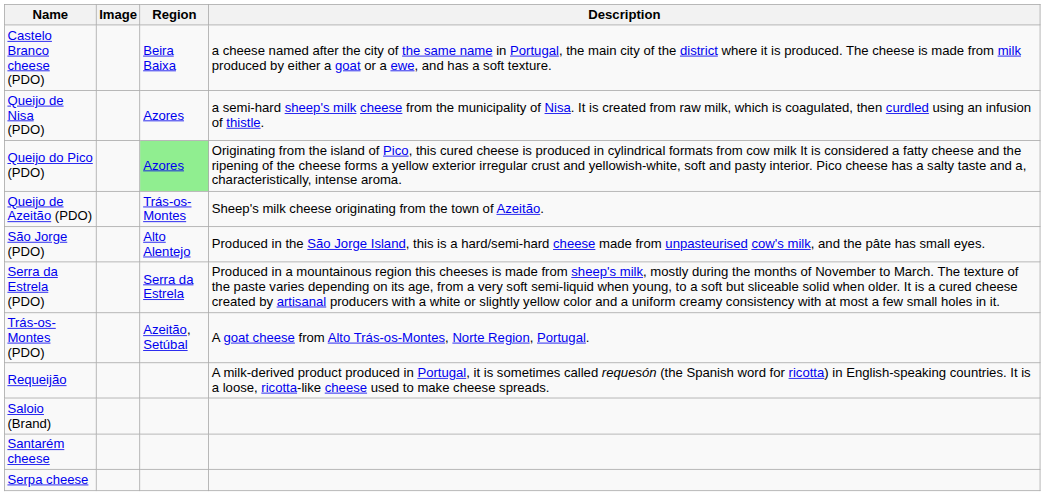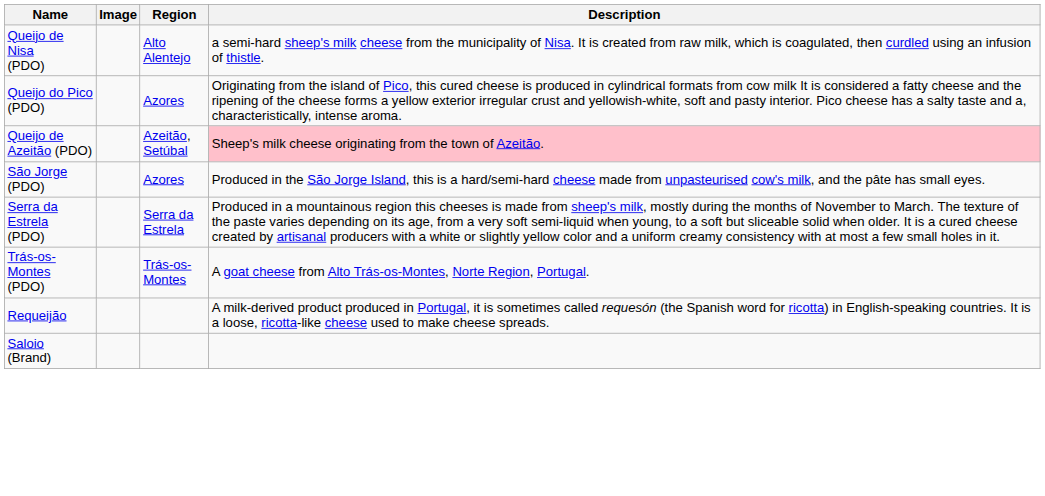- row: (30, 57)
(164, 115) Azores -> (167, 50) Alto Alentejo
(164, 165) lightgreen background -> (164, 100) no background
(167, 208) Trás-os-Montes -> (167, 143) Azeitão, Setúbal
(378, 208) no background -> (378, 143) pink background
(167, 244) Alto Alentejo -> (164, 179) Azores
(167, 337) Azeitão, Setúbal -> (167, 272) Trás-os-Montes
- row: (36, 451)
- row: (48, 479)
